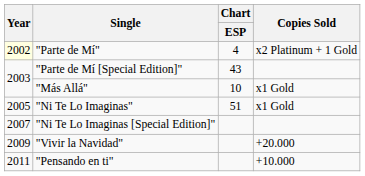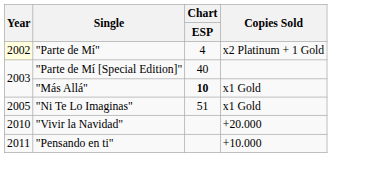(236, 69) 43 -> (203, 69) 40
(236, 87) normal -> (203, 87) bold
- row: (126, 124)
(19, 143) 2009 -> (19, 124) 2010
